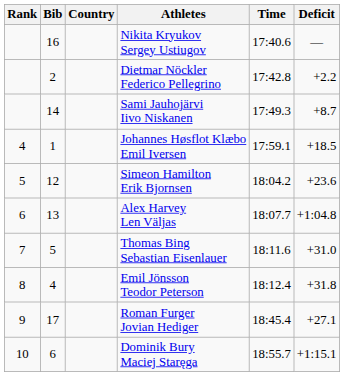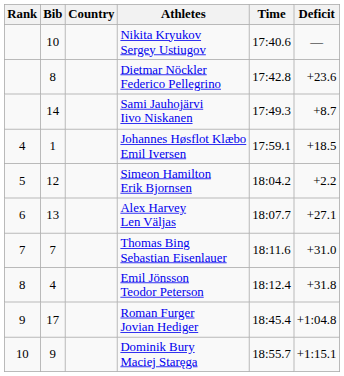(53, 42) 16 -> (53, 42) 10
(53, 76) 2 -> (53, 76) 8
(325, 76) +2.2 -> (322, 76) +23.6
(322, 180) +23.6 -> (325, 180) +2.2
(317, 215) +1:04.8 -> (322, 215) +27.1
(53, 250) 5 -> (53, 250) 7
(322, 319) +27.1 -> (317, 319) +1:04.8
(53, 354) 6 -> (53, 354) 9
